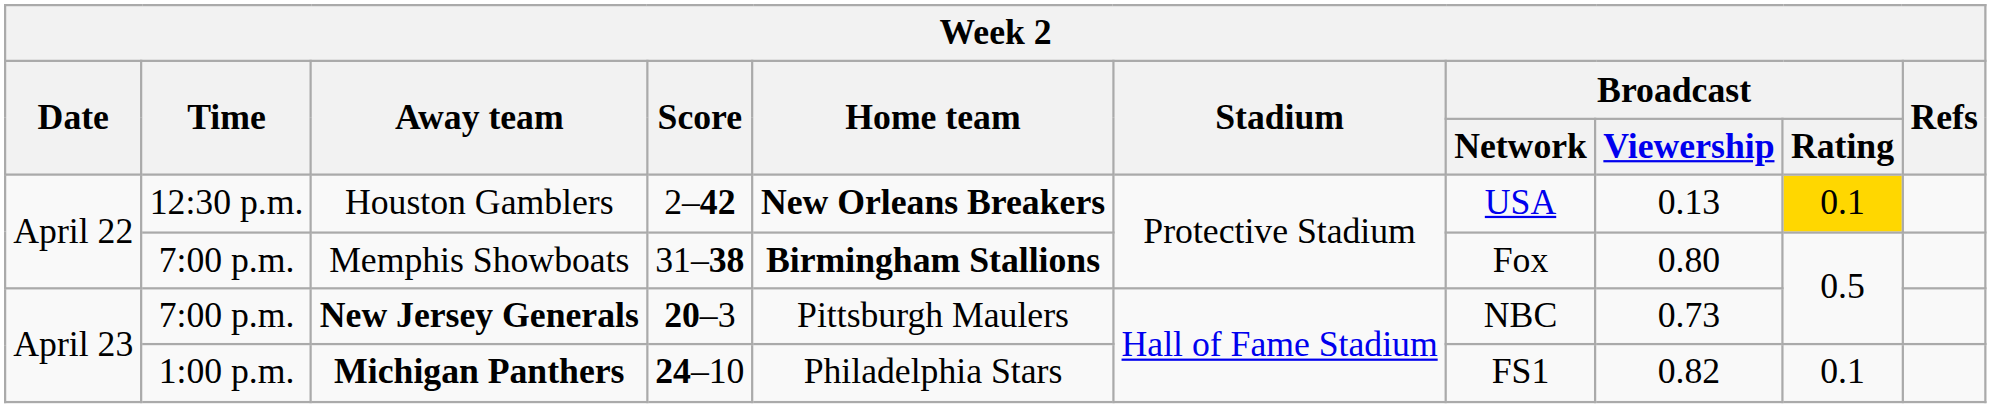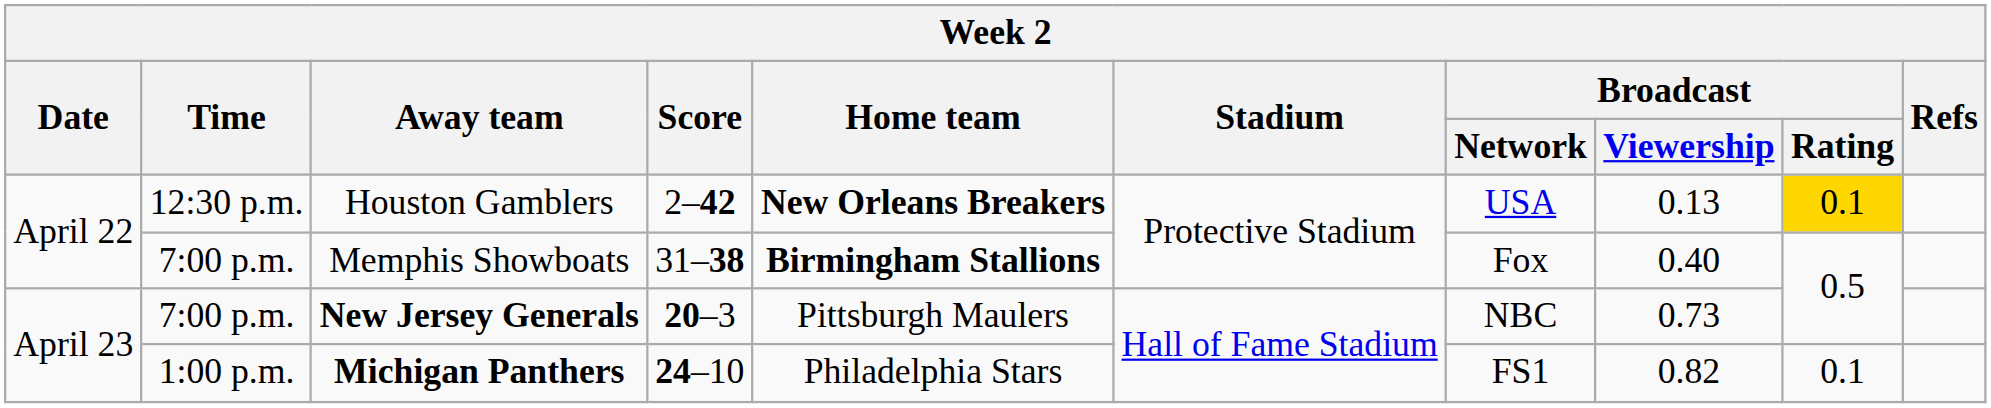(1689, 259) 0.80 -> (1689, 259) 0.40
